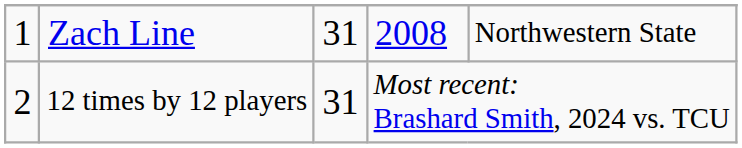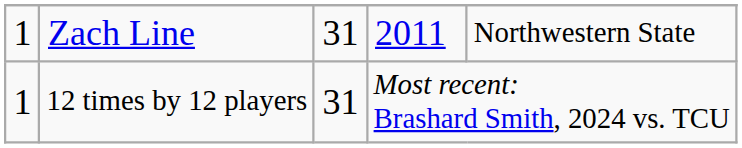(411, 33) 2008 -> (410, 33) 2011
(22, 102) 2 -> (22, 102) 1
